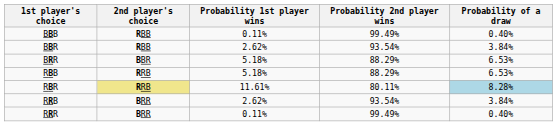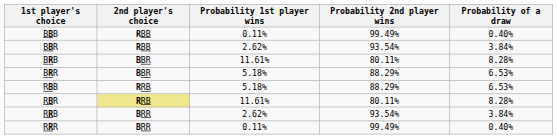+ row: (51, 60)
(501, 87) lightblue background -> (501, 101) no background
